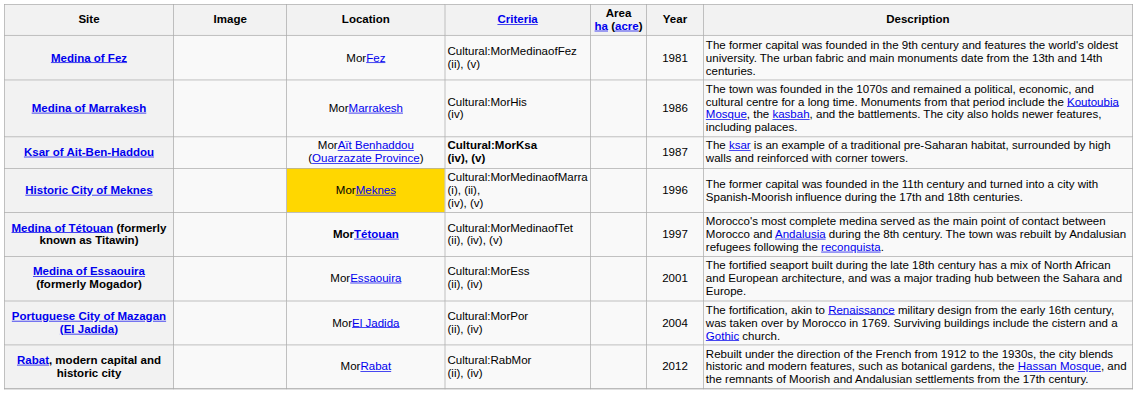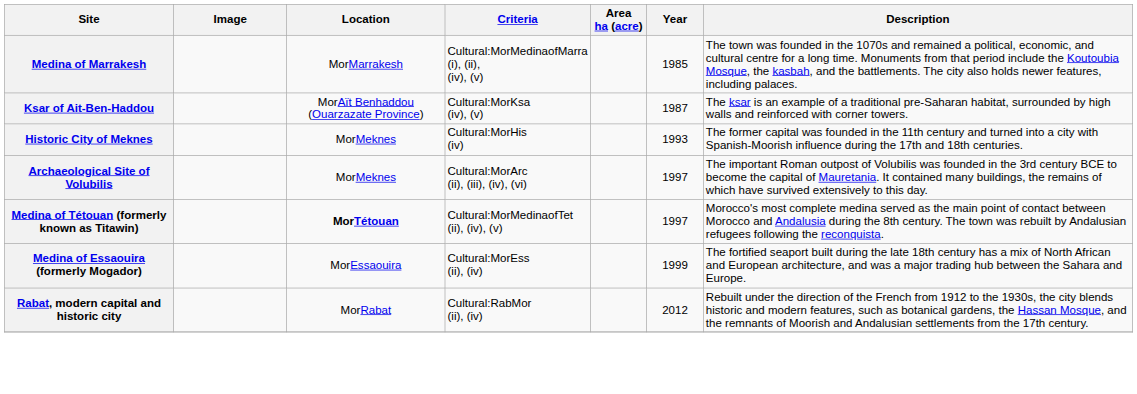- row: (89, 57)
(487, 108) Cultural:MorHis (iv) -> (518, 64) Cultural:MorMedinaofMarra (i), (ii), (iv), (v)
(675, 108) 1986 -> (675, 64) 1985
(492, 152) bold -> (489, 108) normal
(366, 190) gold background -> (366, 139) no background
(518, 190) Cultural:MorMedinaofMarra (i), (ii), (iv), (v) -> (487, 139) Cultural:MorHis (iv)
(675, 190) 1996 -> (675, 139) 1993
+ row: (89, 177)
(675, 278) 2001 -> (675, 265) 1999
- row: (89, 322)
